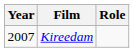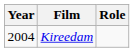(21, 36) 2007 -> (21, 36) 2004
